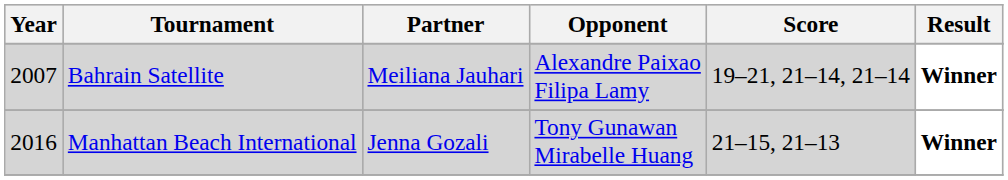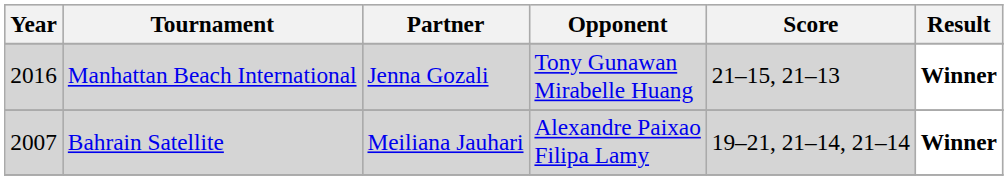rows swapped: (212, 142) <-> (146, 76)
